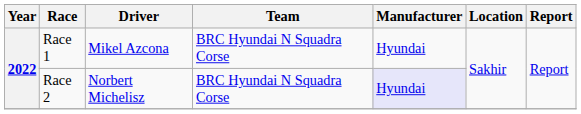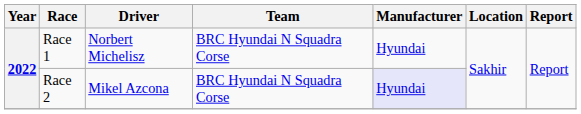(129, 48) Mikel Azcona -> (116, 48) Norbert Michelisz
(116, 88) Norbert Michelisz -> (129, 88) Mikel Azcona
